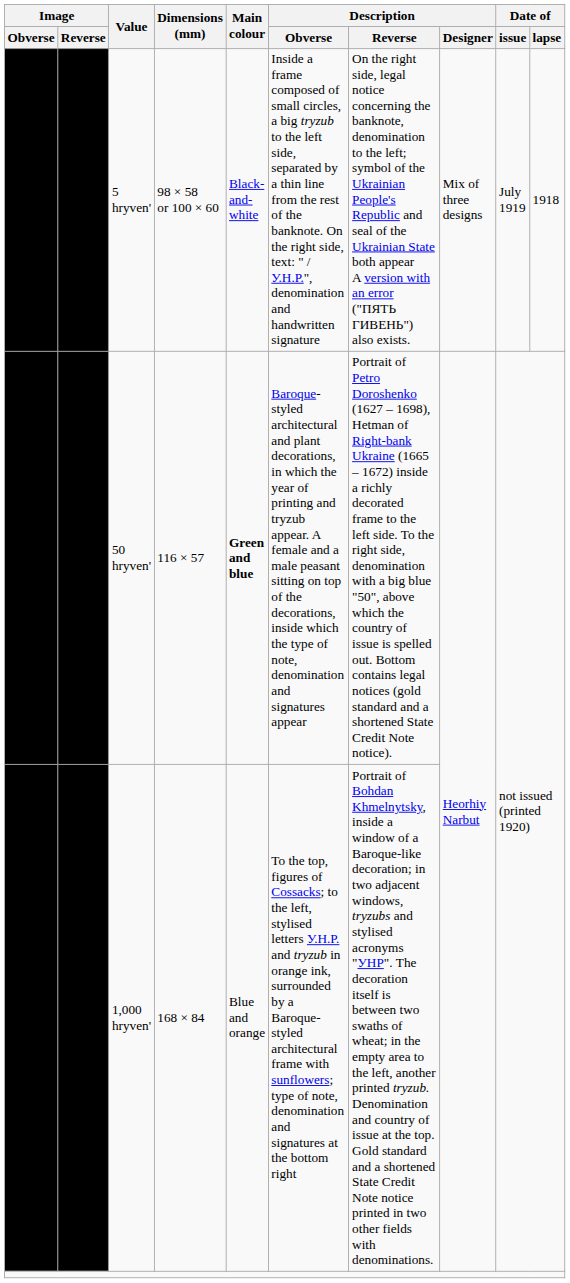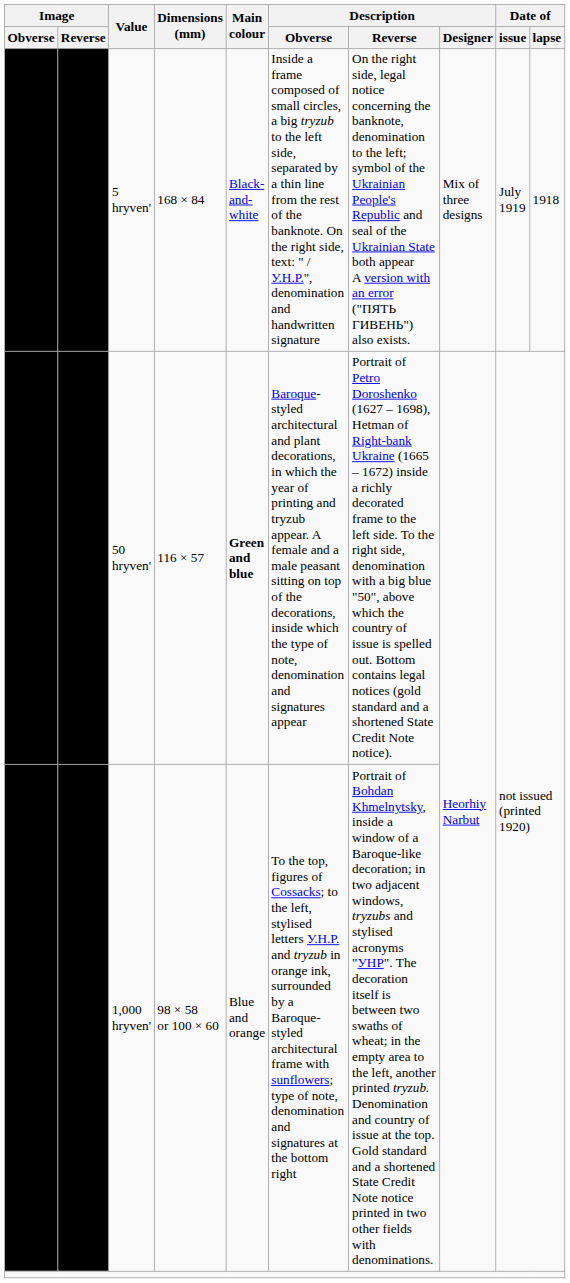(188, 200) 98 × 58 or 100 × 60 -> (181, 200) 168 × 84
(181, 1018) 168 × 84 -> (188, 1018) 98 × 58 or 100 × 60
